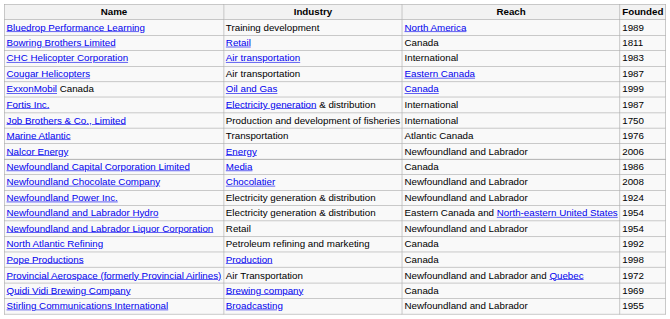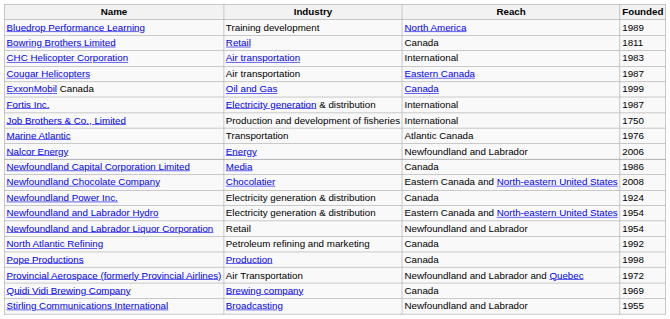(466, 182) Newfoundland and Labrador -> (511, 182) Eastern Canada and North-eastern United States
(466, 197) Newfoundland and Labrador -> (422, 197) Canada
